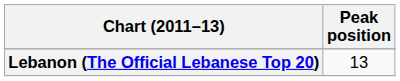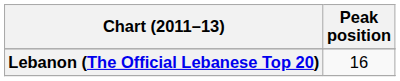(359, 62) 13 -> (359, 62) 16
